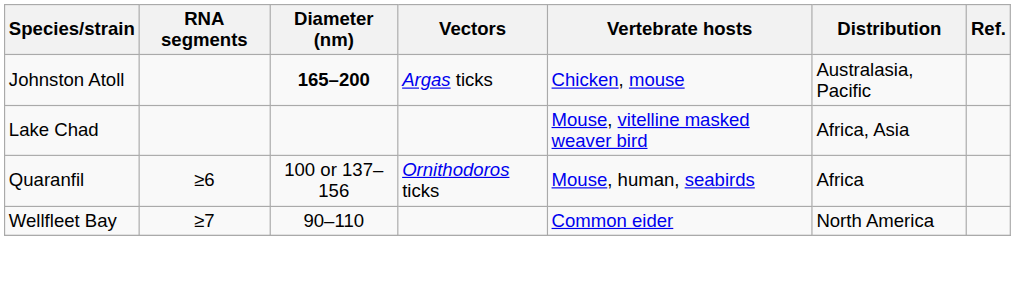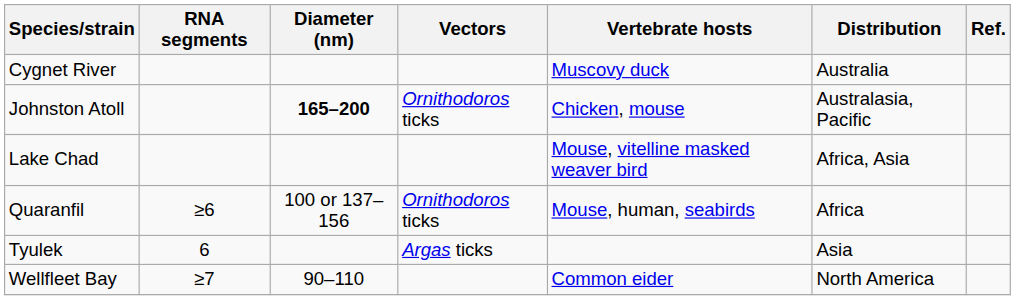+ row: (62, 69)
(448, 79) Argas ticks -> (456, 109) Ornithodoros ticks
+ row: (36, 249)
